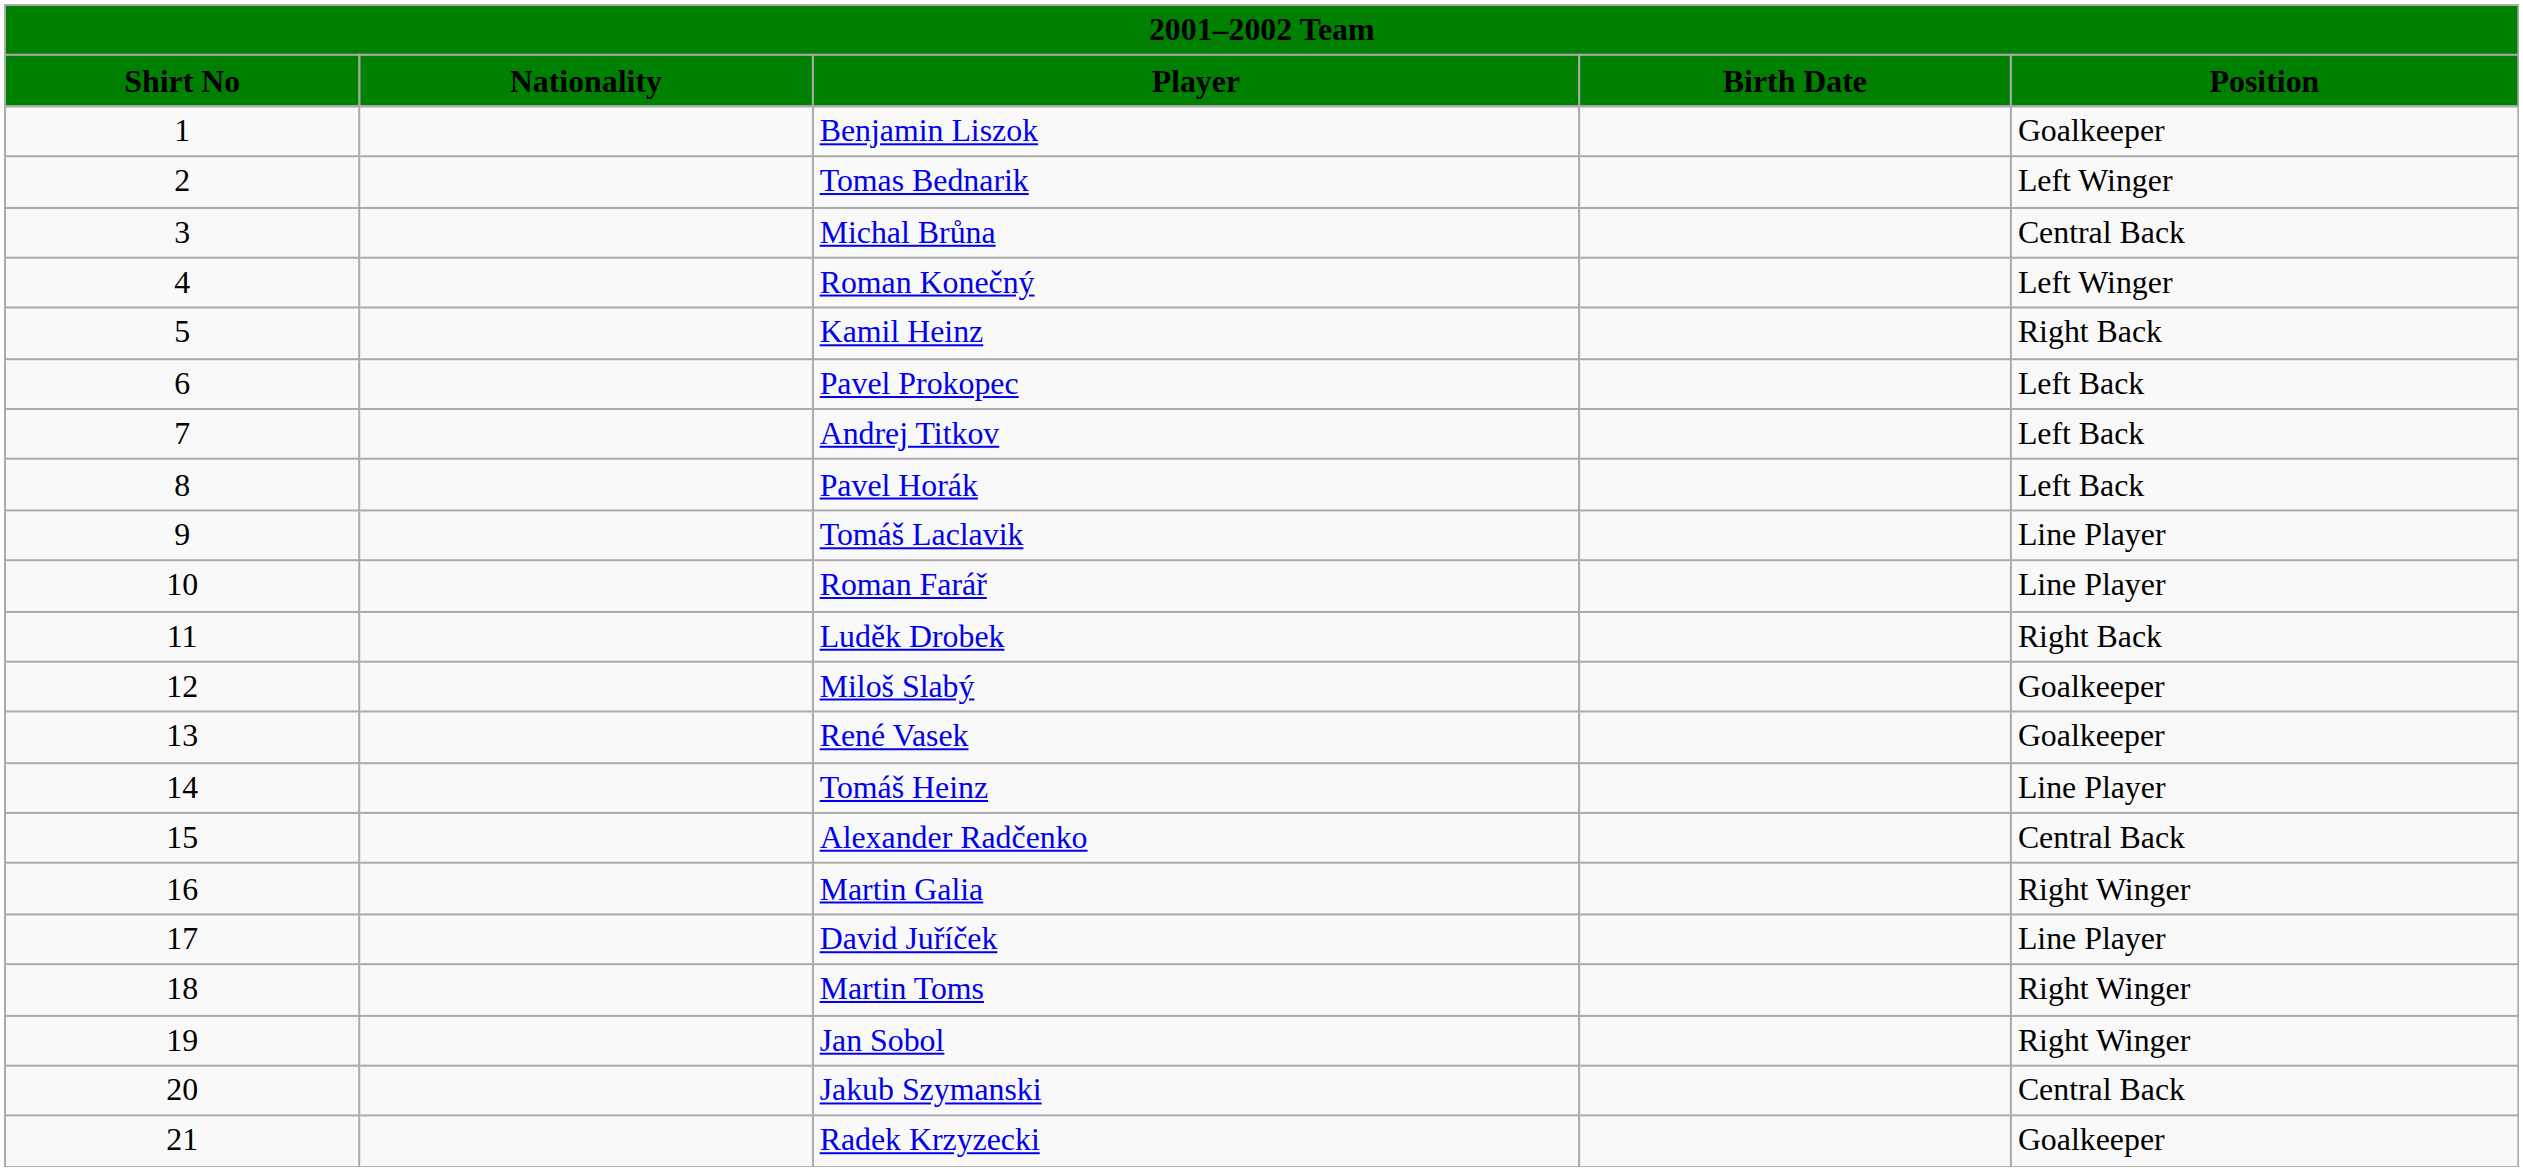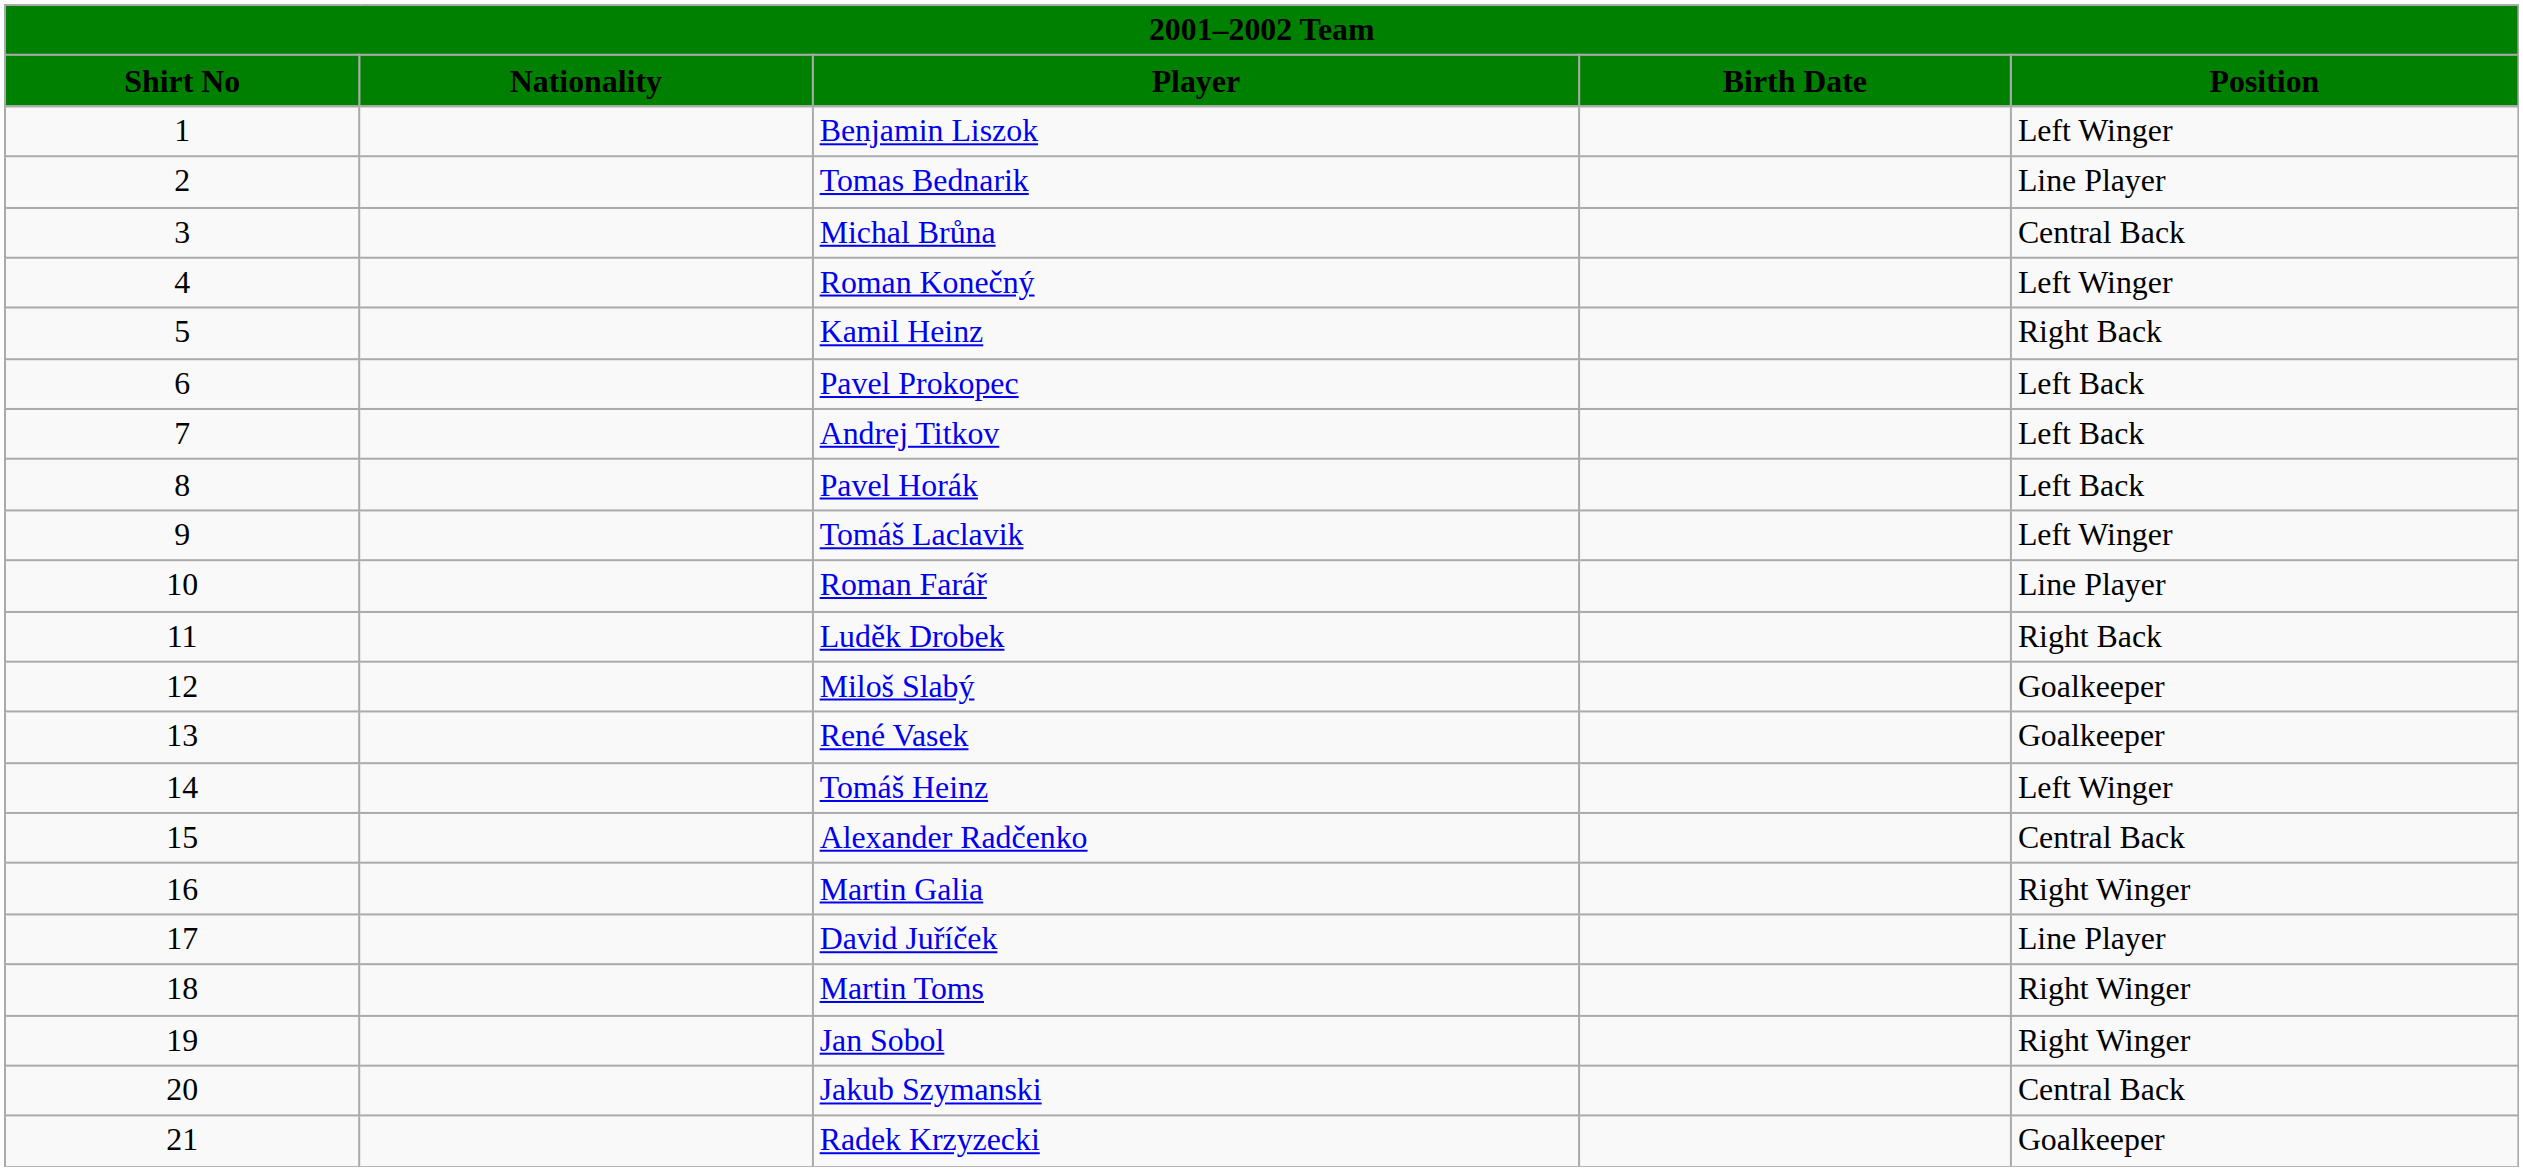(2091, 130) Goalkeeper -> (2095, 130) Left Winger
(2095, 181) Left Winger -> (2092, 181) Line Player
(2092, 534) Line Player -> (2095, 534) Left Winger
(2092, 787) Line Player -> (2095, 787) Left Winger
